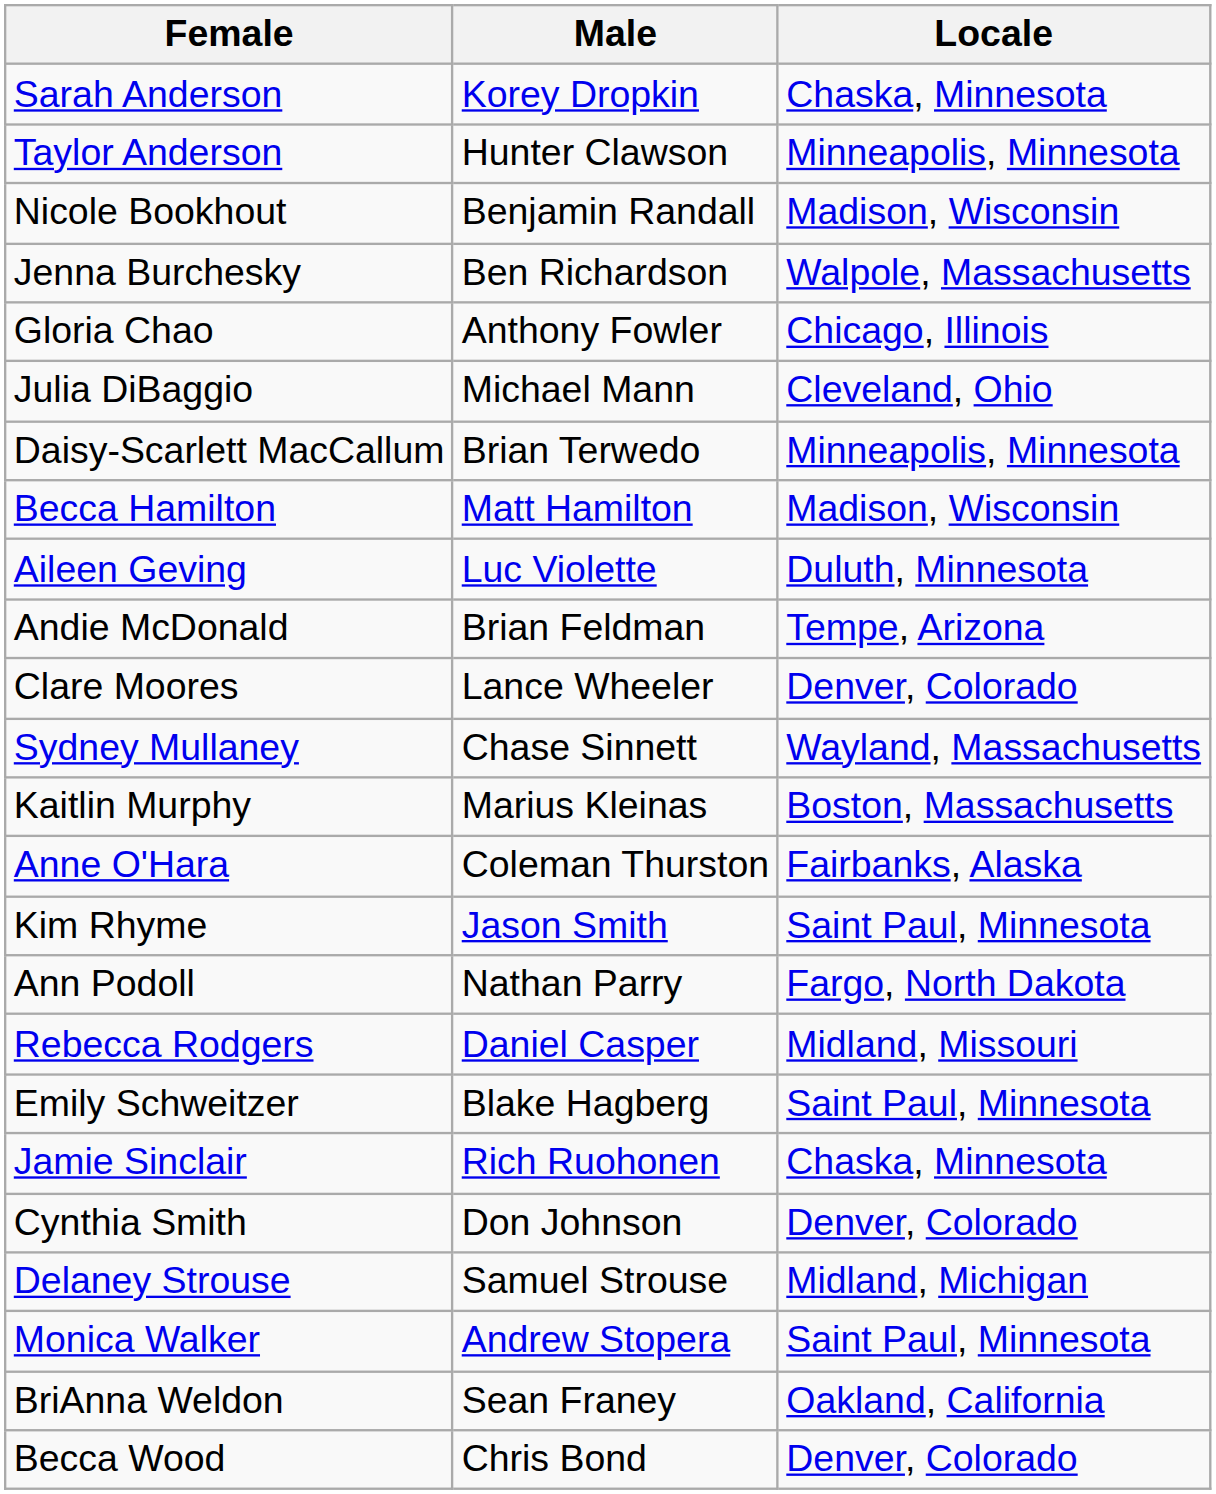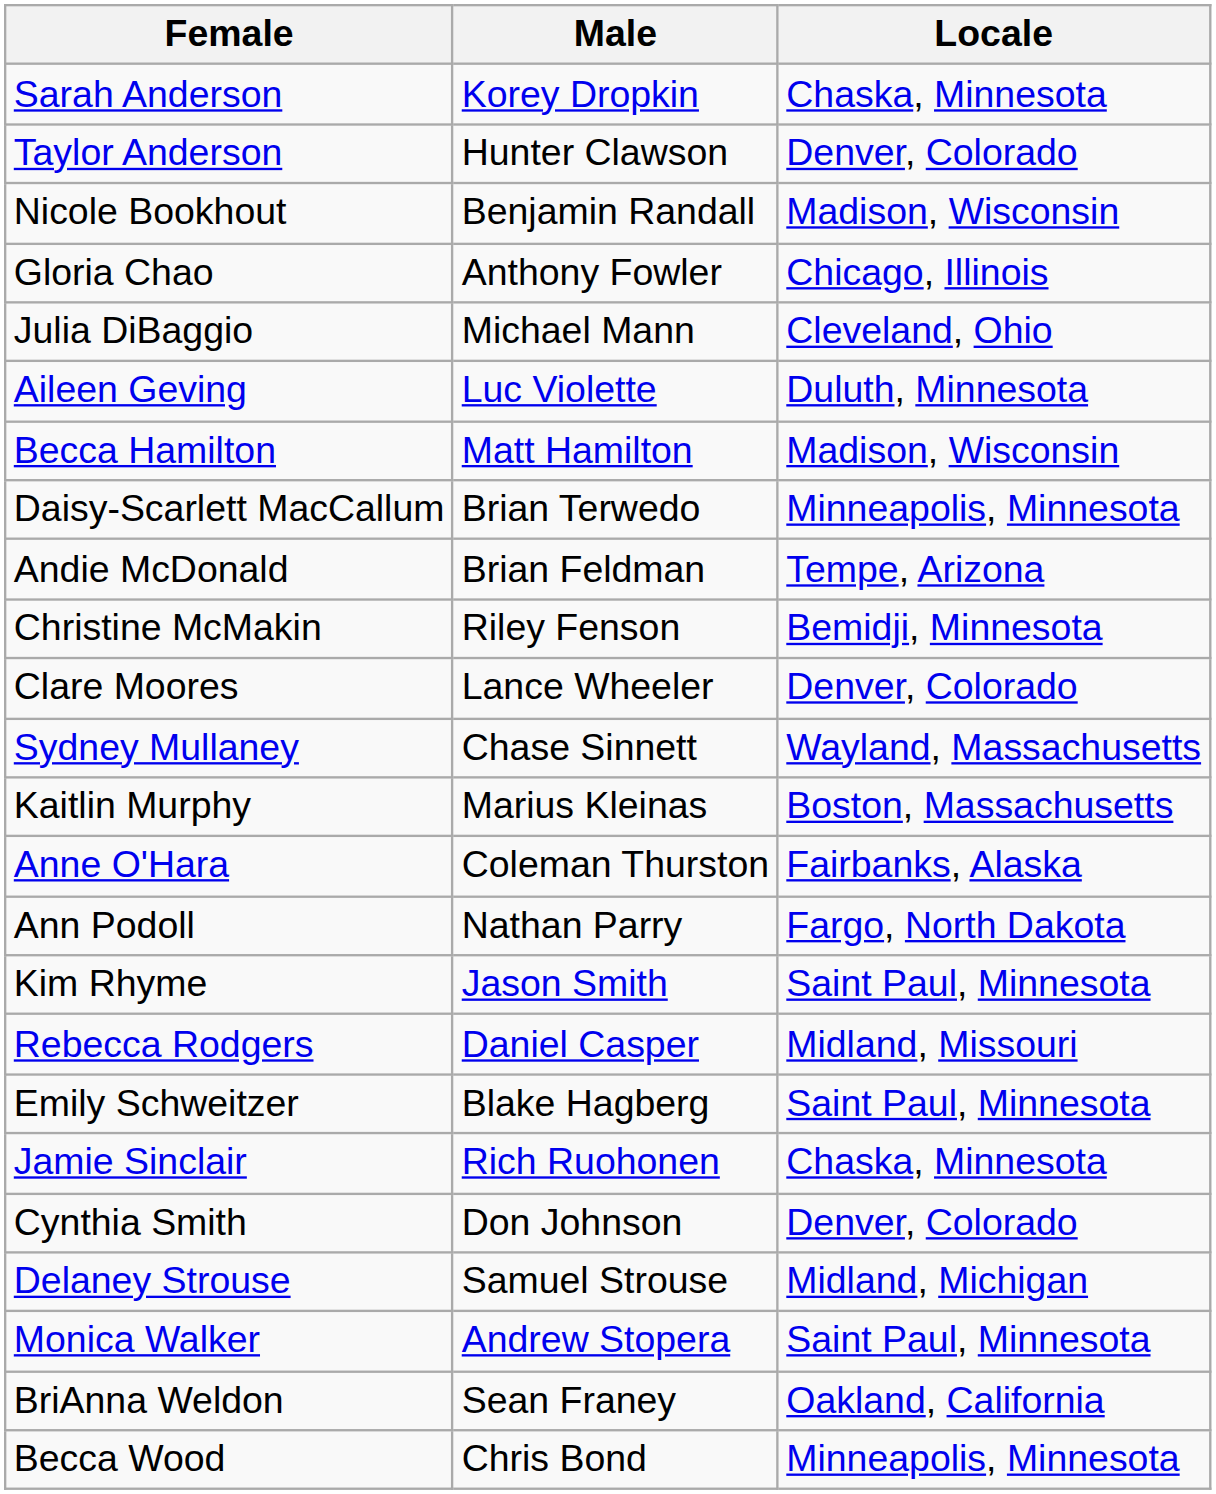(983, 152) Minneapolis, Minnesota -> (932, 152) Denver, Colorado
- row: (157, 271)
rows swapped: (130, 568) <-> (229, 449)
+ row: (168, 627)
rows swapped: (104, 984) <-> (111, 924)
(932, 1459) Denver, Colorado -> (983, 1459) Minneapolis, Minnesota
